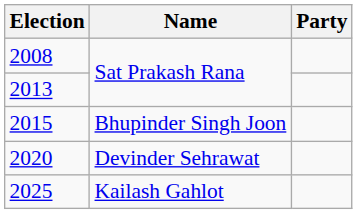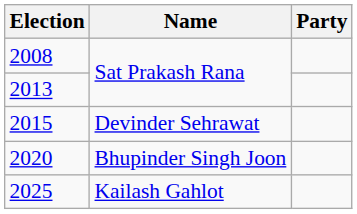(190, 123) Bhupinder Singh Joon -> (177, 123) Devinder Sehrawat
(177, 157) Devinder Sehrawat -> (190, 157) Bhupinder Singh Joon
